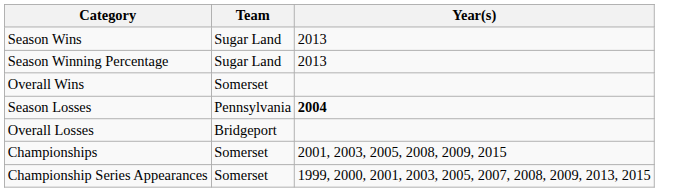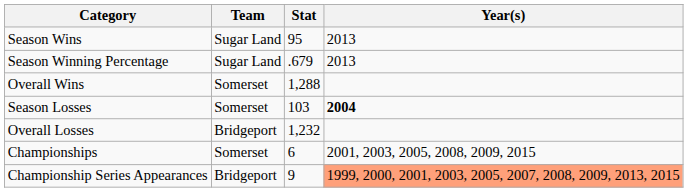+ column: (304, 15)
(253, 107) Pennsylvania -> (241, 107) Somerset
(241, 175) Somerset -> (246, 175) Bridgeport
(474, 175) no background -> (503, 175) lightsalmon background
